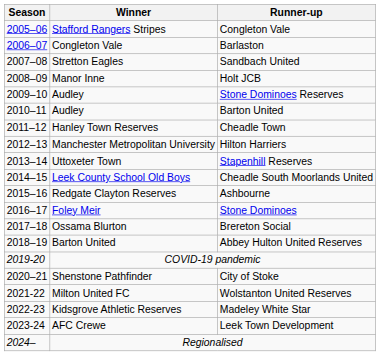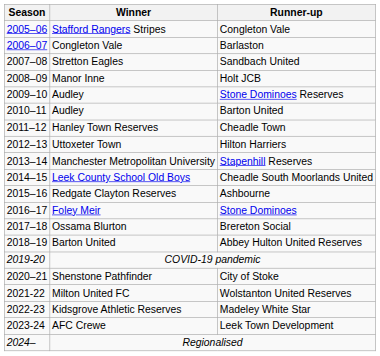(134, 144) Manchester Metropolitan University -> (87, 144) Uttoxeter Town
(87, 161) Uttoxeter Town -> (134, 161) Manchester Metropolitan University
